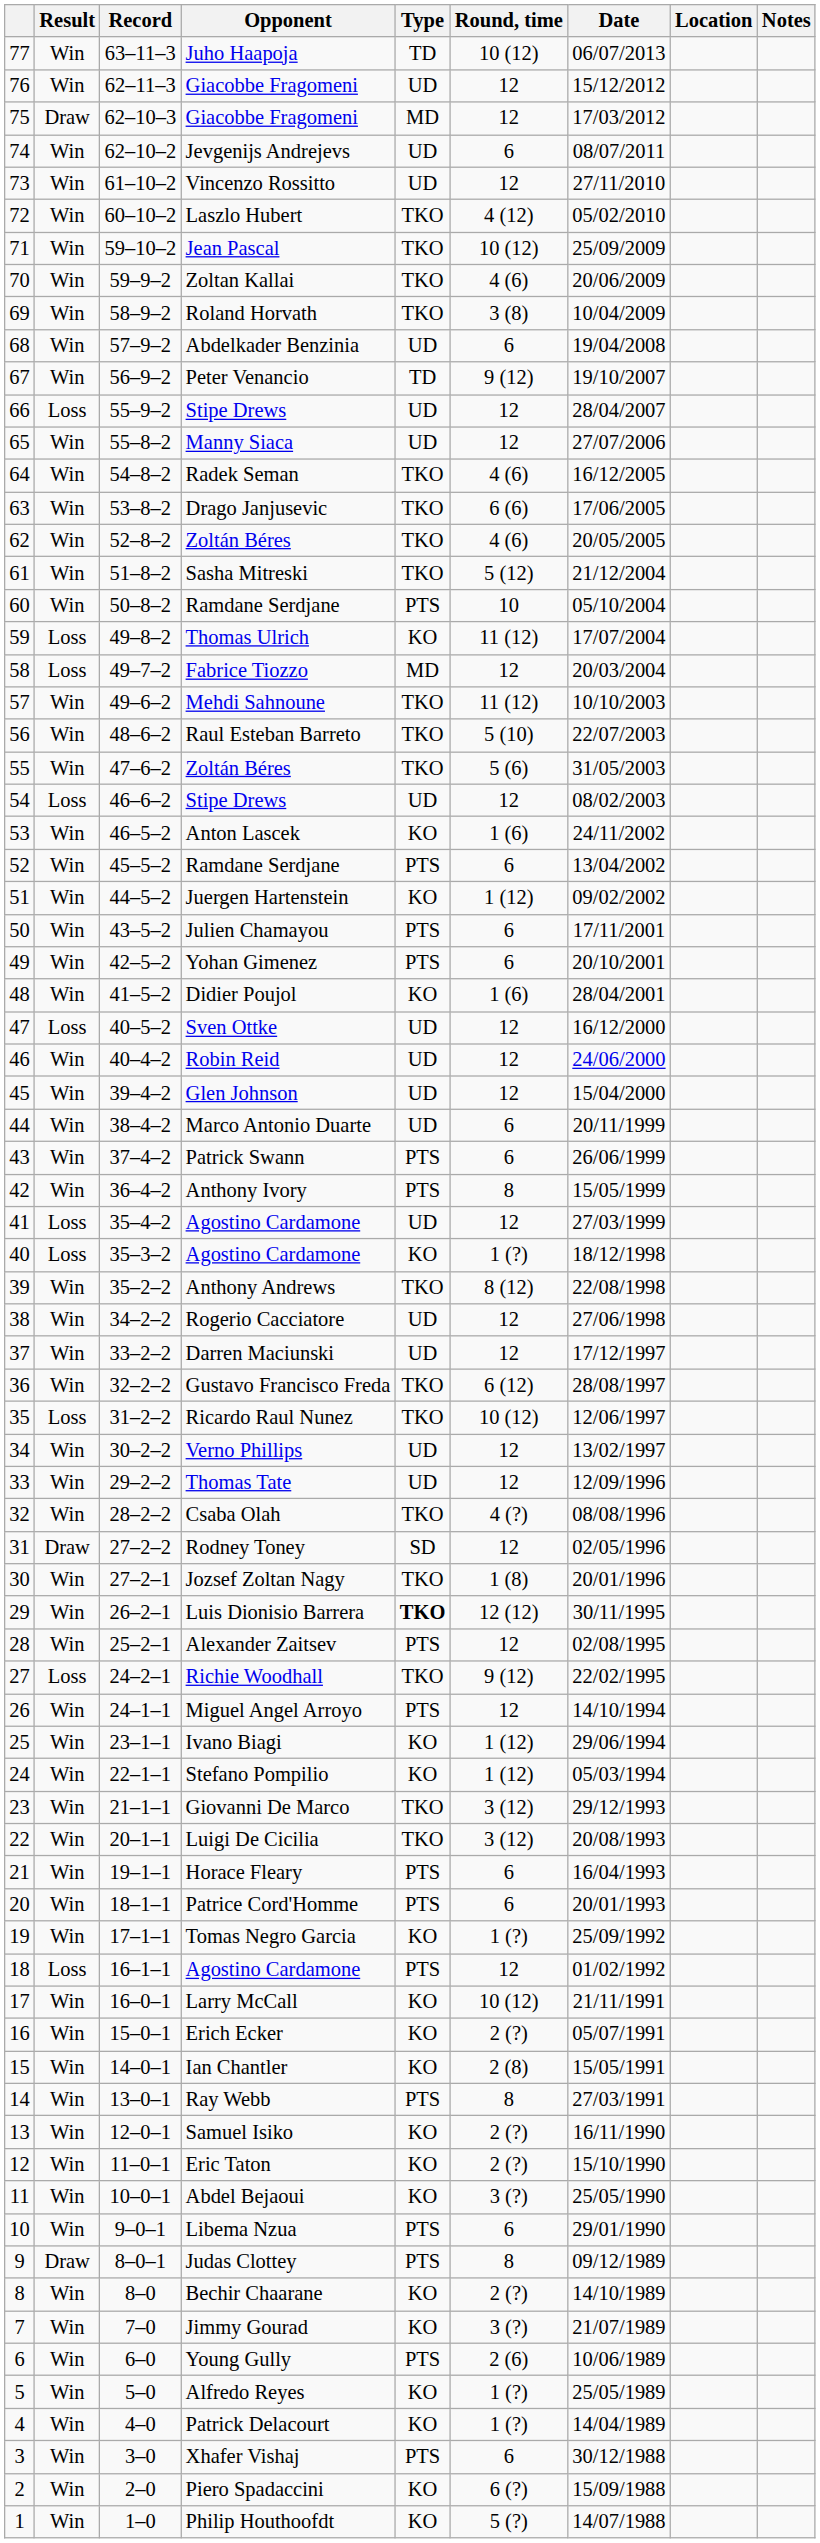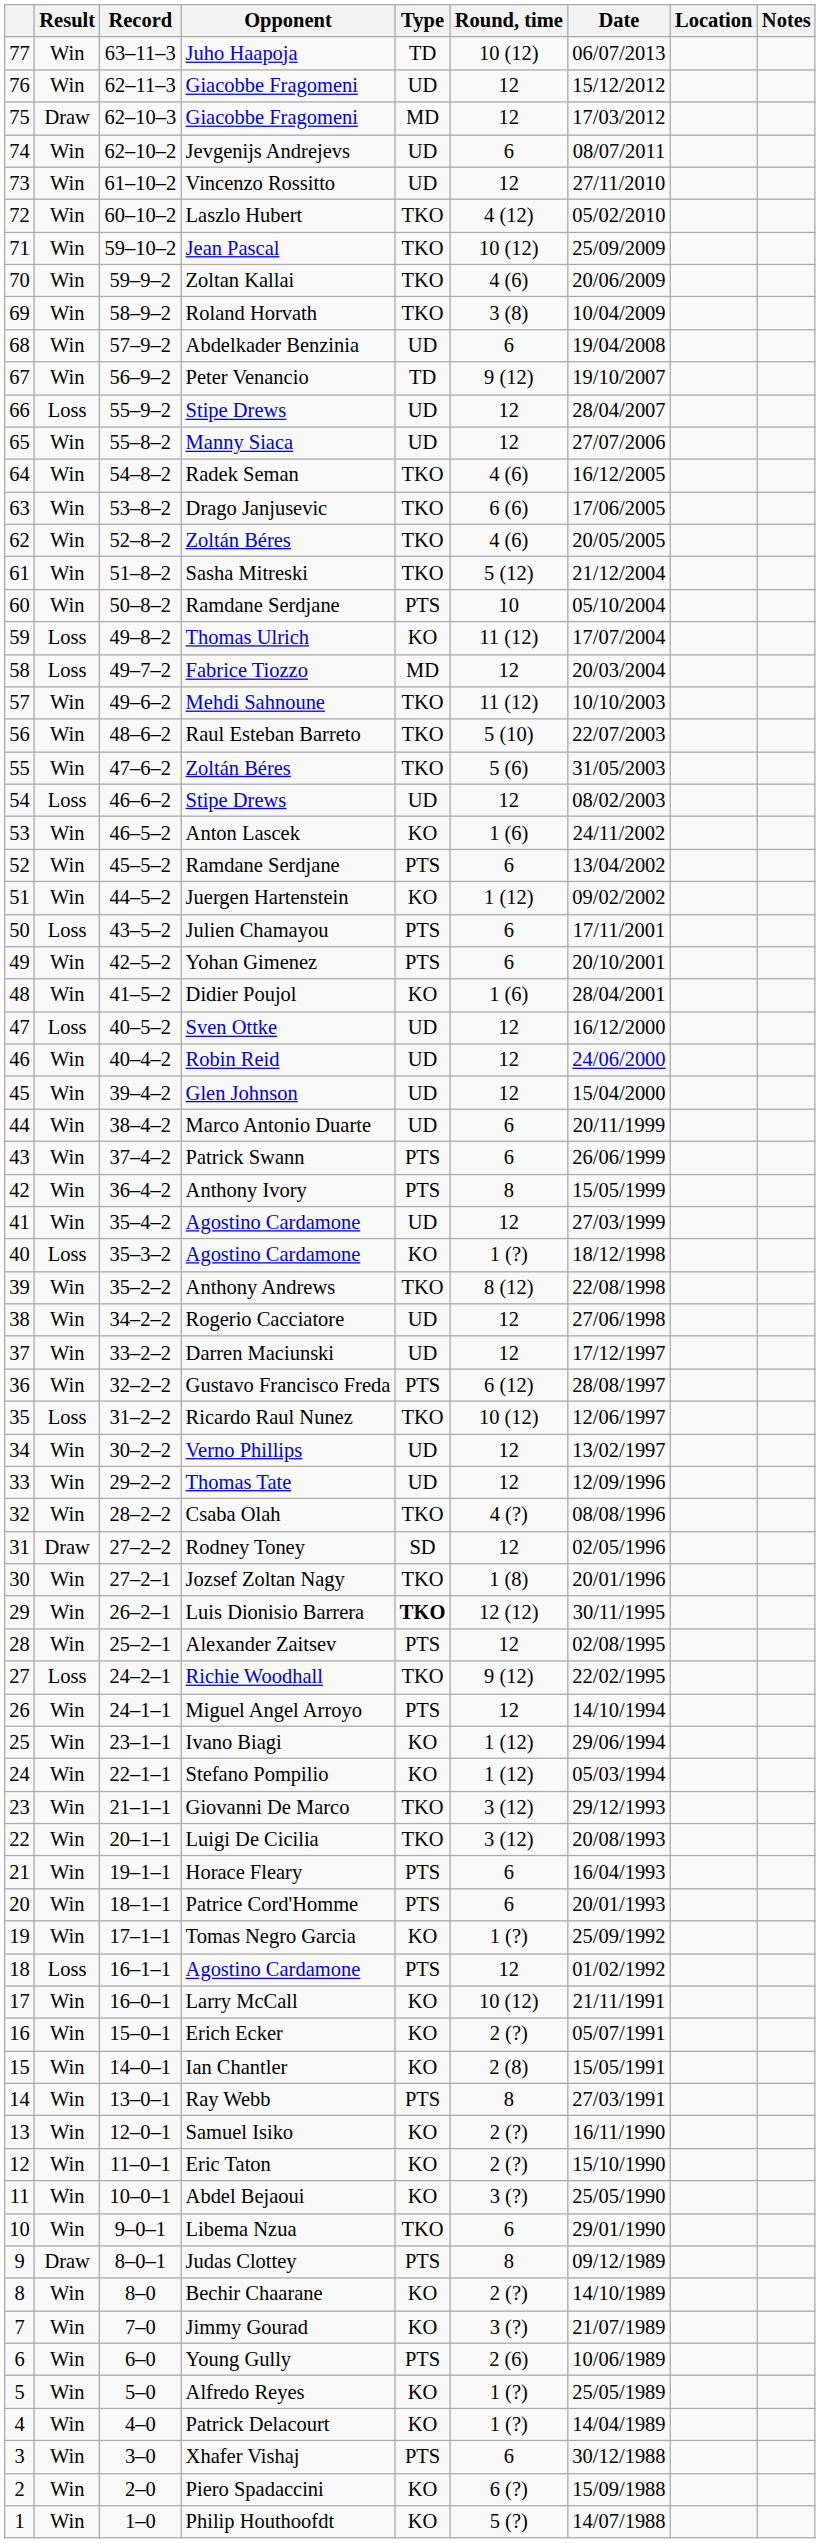(67, 930) Win -> (67, 930) Loss
(67, 1222) Loss -> (67, 1222) Win
(423, 1384) TKO -> (423, 1384) PTS
(423, 2229) PTS -> (423, 2229) TKO
